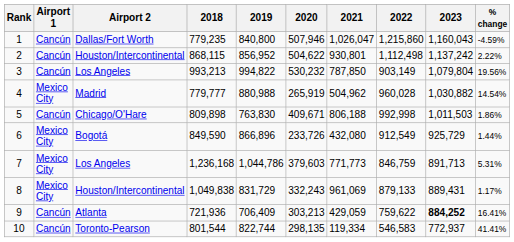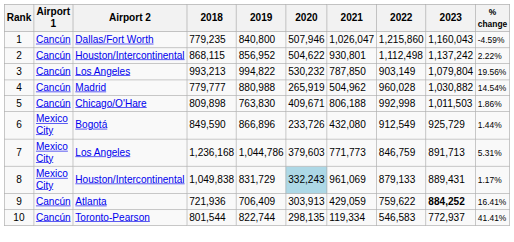(52, 93) Mexico City -> (53, 87) Cancún
(306, 191) no background -> (306, 180) lightblue background
(306, 213) 303,213 -> (306, 201) 303,913
